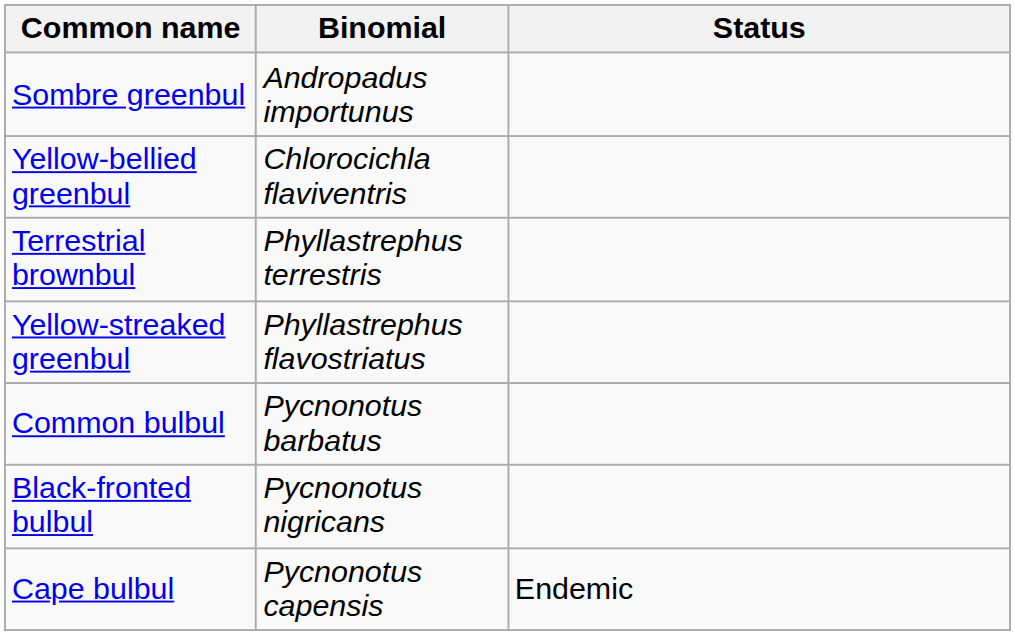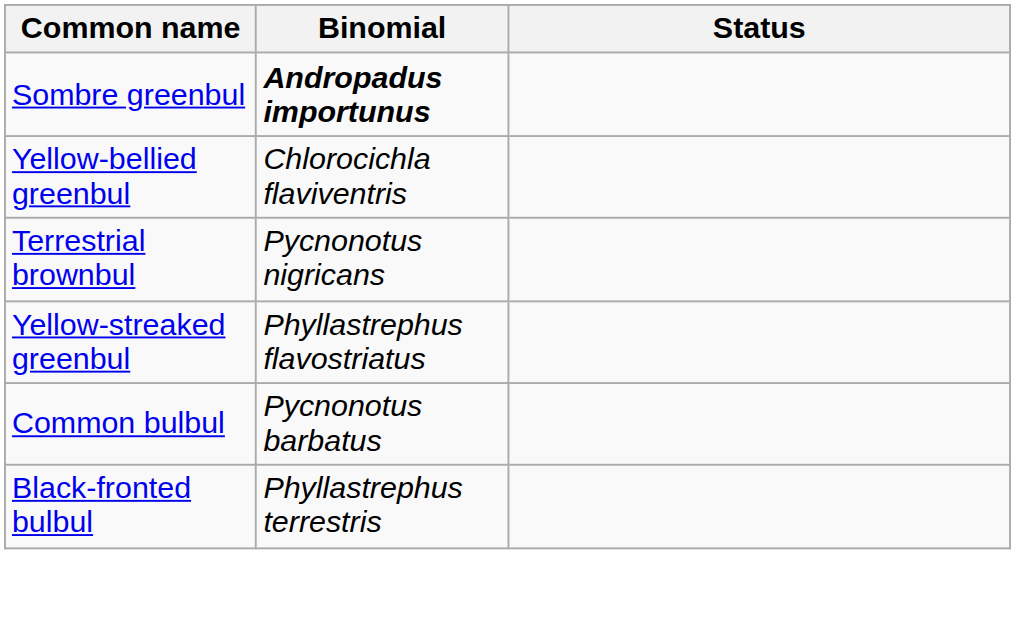(345, 93) normal -> (353, 93) bold
(363, 258) Phyllastrephus terrestris -> (343, 258) Pycnonotus nigricans
(343, 505) Pycnonotus nigricans -> (363, 505) Phyllastrephus terrestris
- row: (93, 588)
